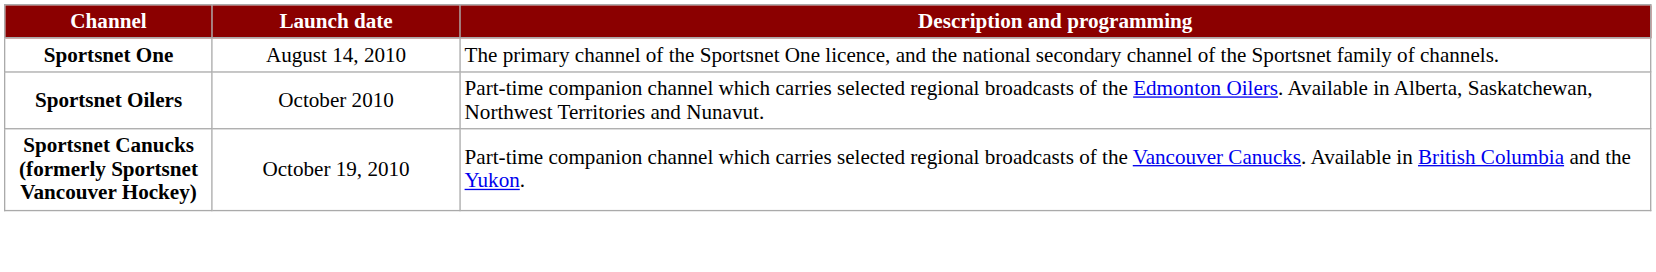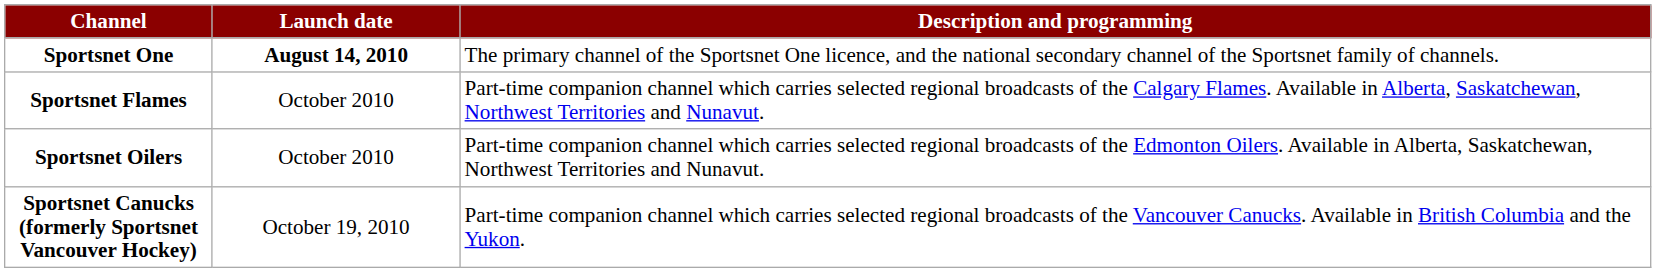(336, 54) normal -> (336, 54) bold
+ row: (109, 100)
